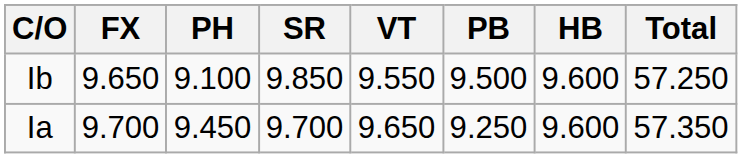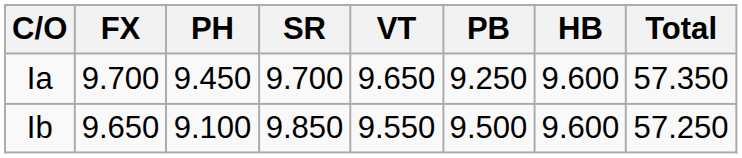rows swapped: (40, 127) <-> (40, 78)
